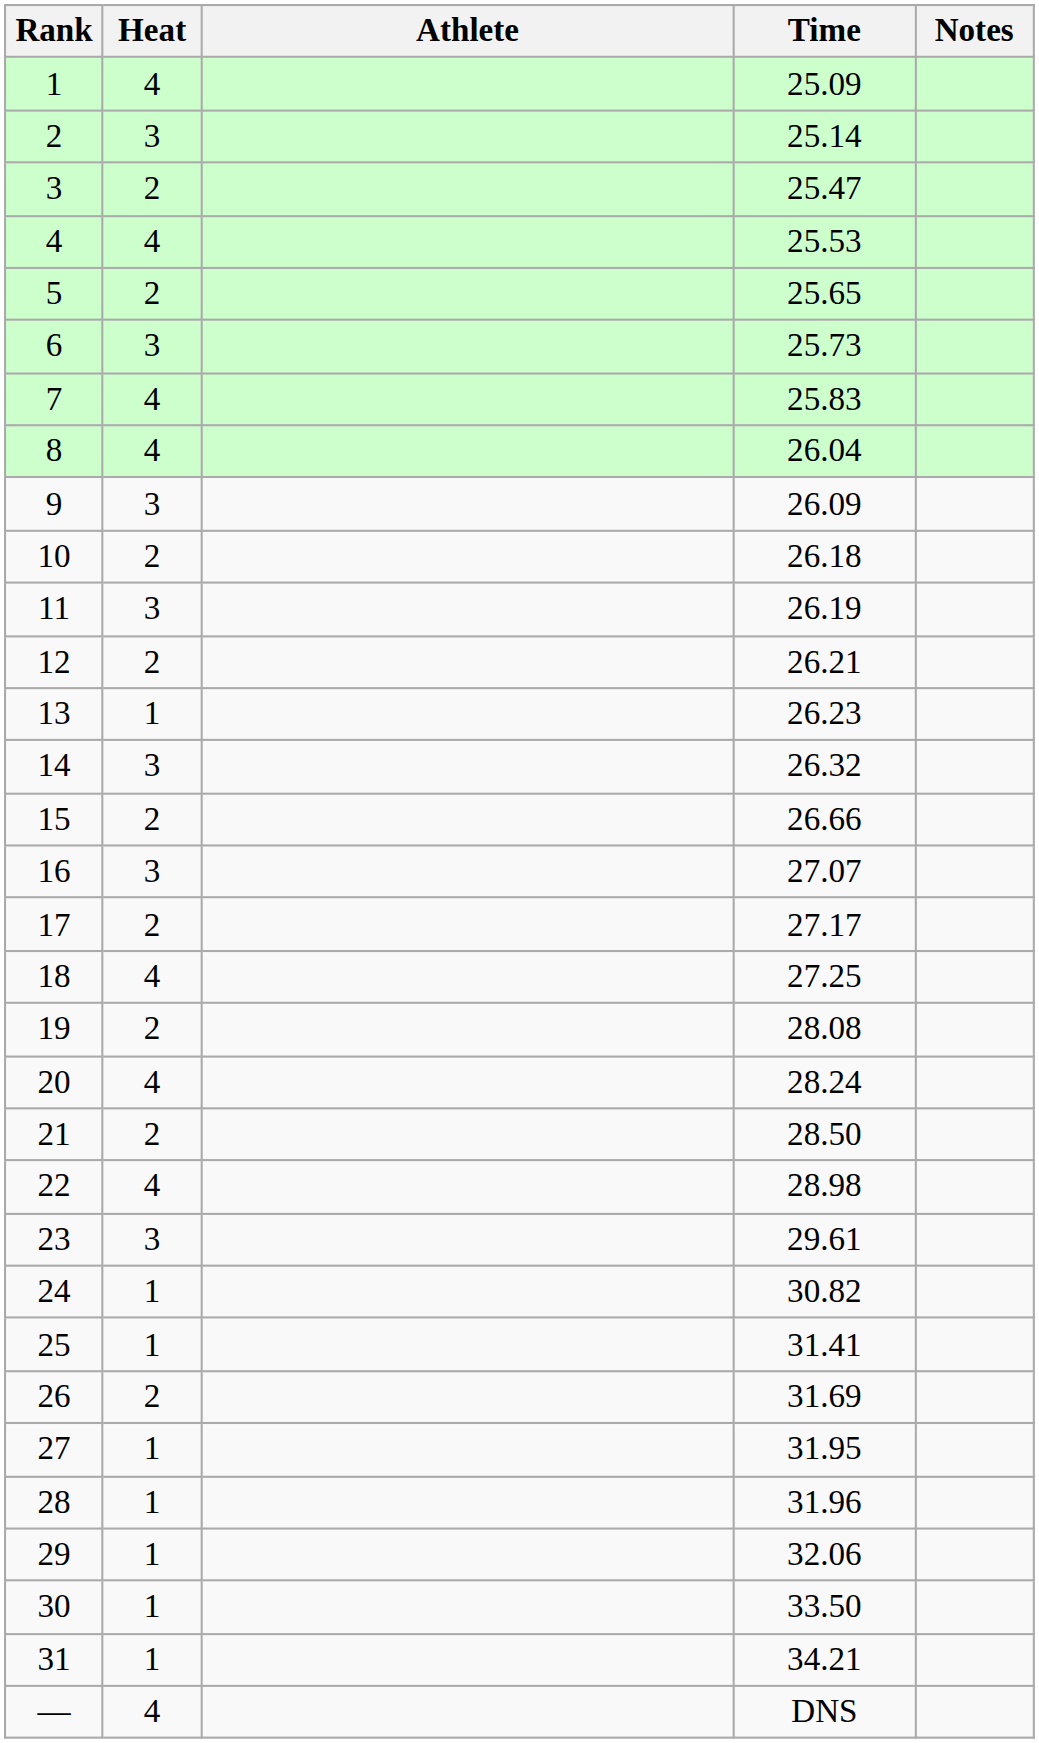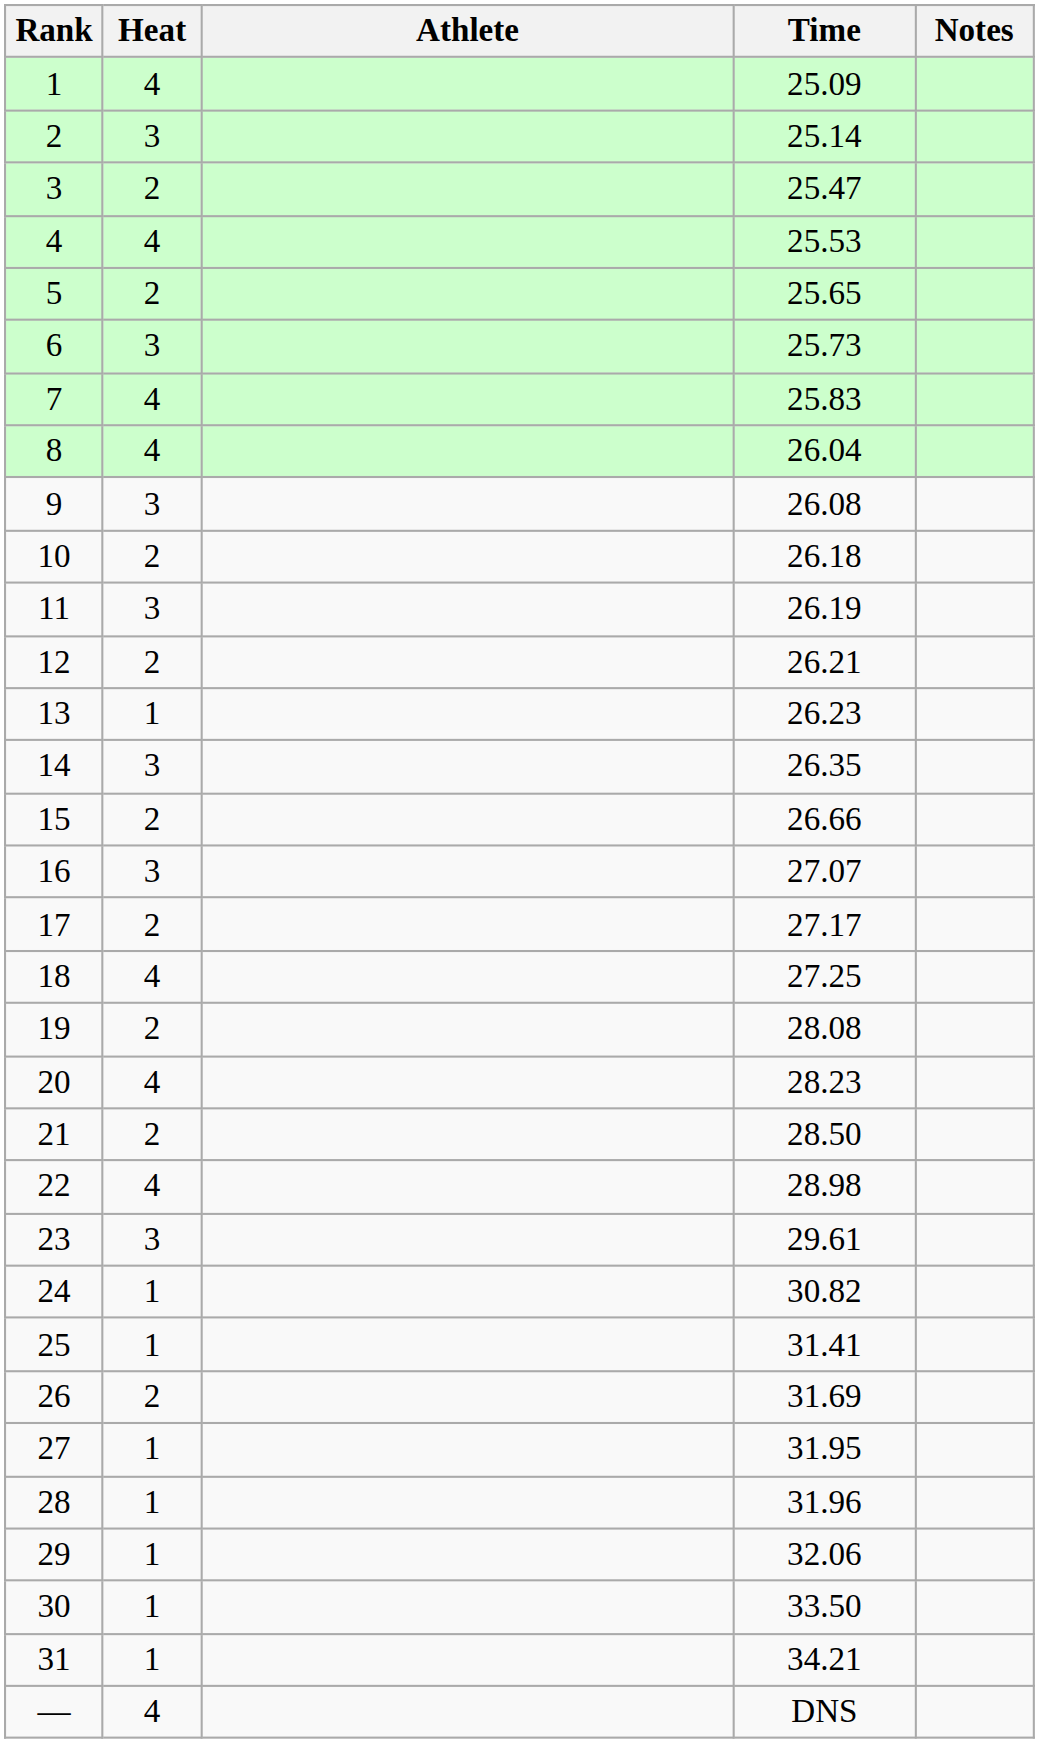(824, 503) 26.09 -> (824, 503) 26.08
(824, 766) 26.32 -> (824, 766) 26.35
(824, 1081) 28.24 -> (824, 1081) 28.23
